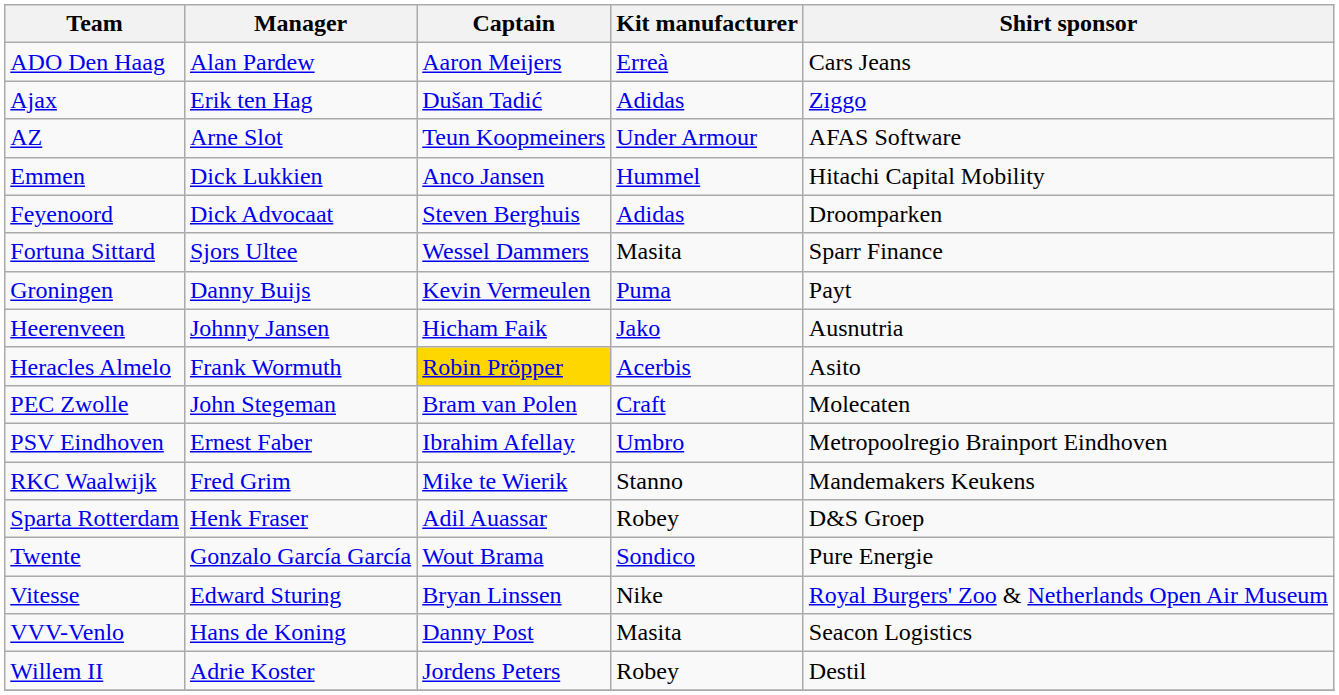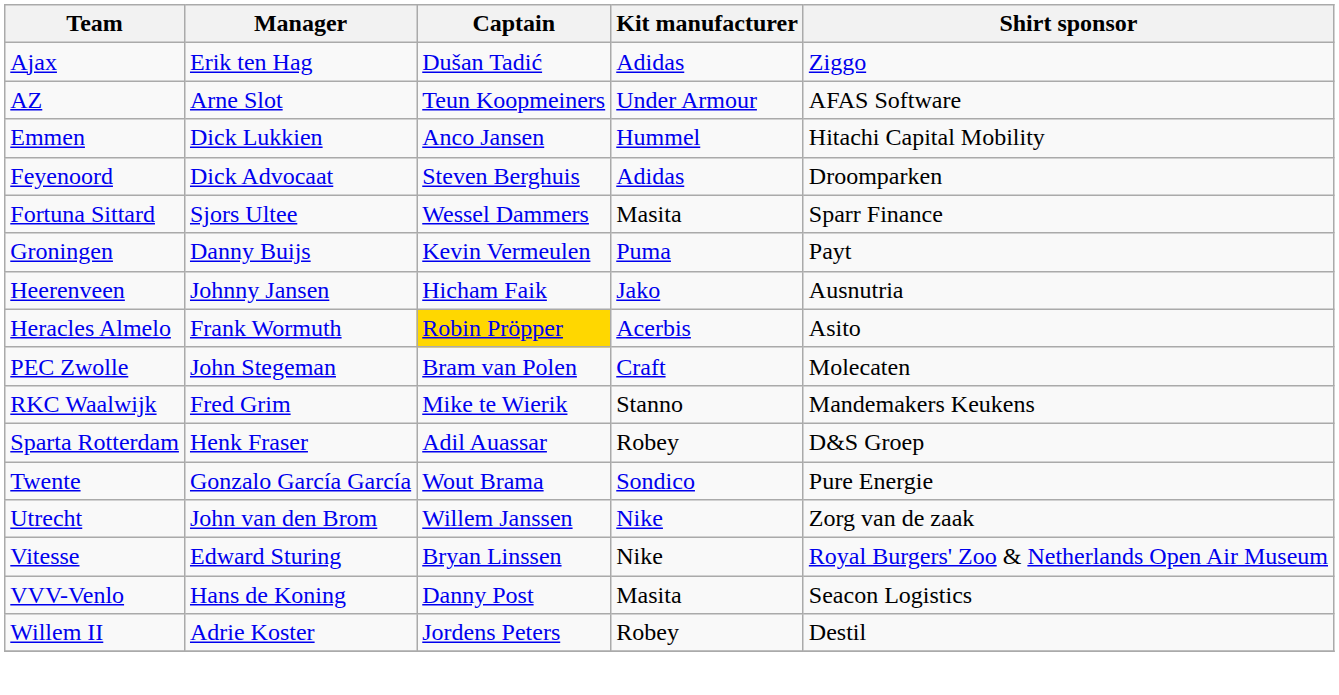- row: (88, 61)
- row: (87, 442)
+ row: (46, 518)
